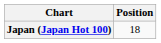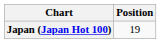(135, 30) 18 -> (135, 30) 19
